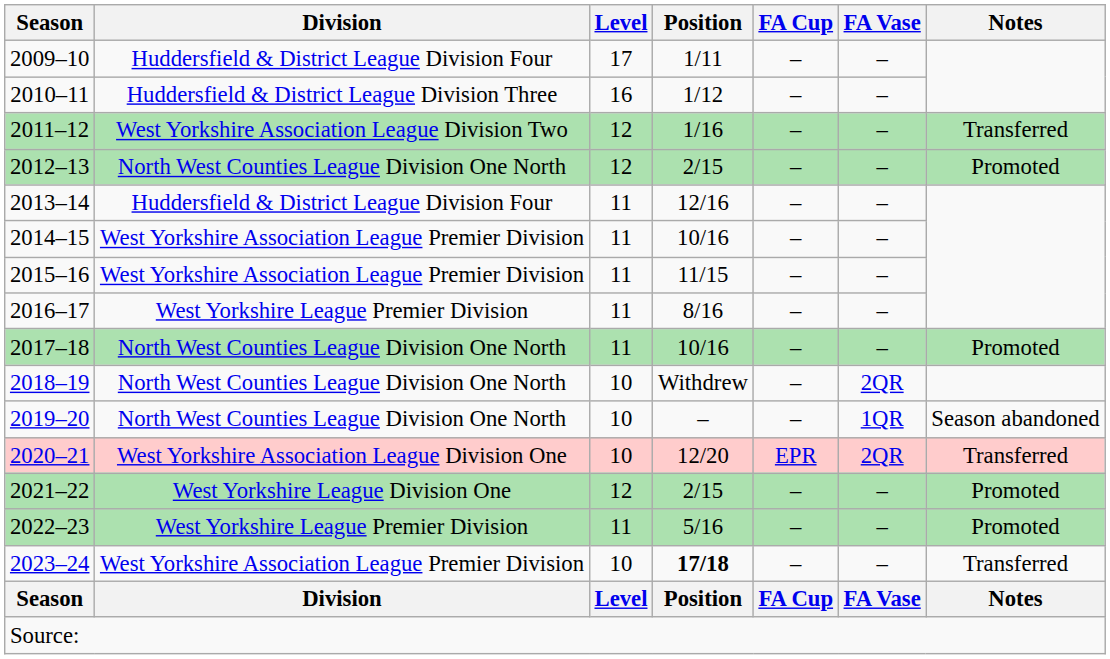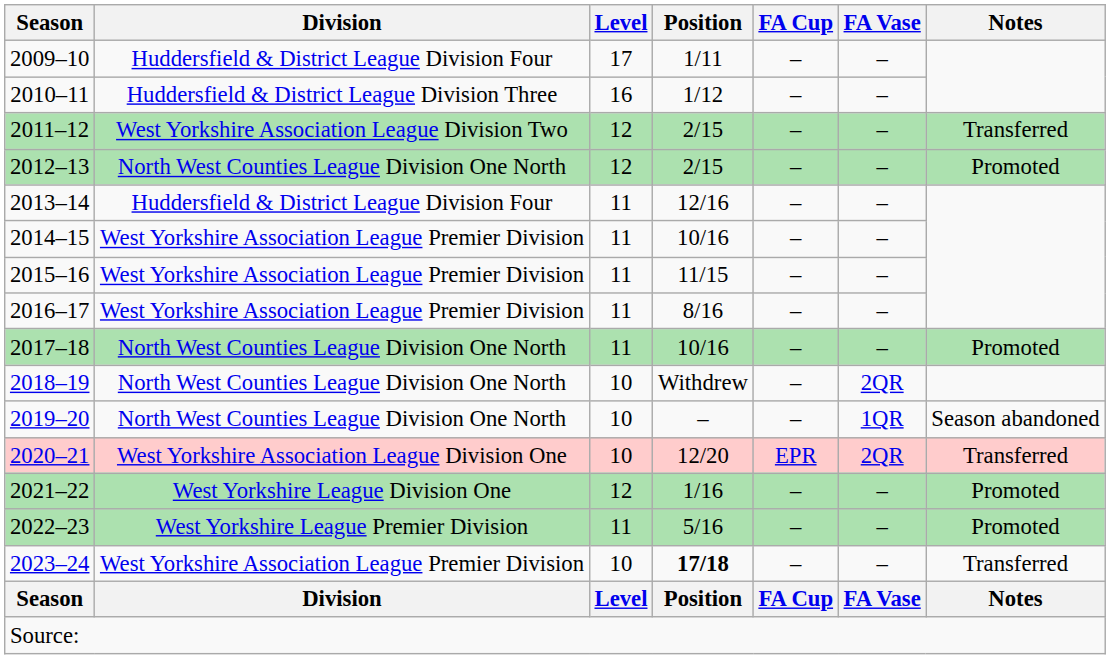(703, 130) 1/16 -> (703, 130) 2/15
(342, 310) West Yorkshire League Premier Division -> (342, 310) West Yorkshire Association League Premier Division
(703, 490) 2/15 -> (703, 490) 1/16
